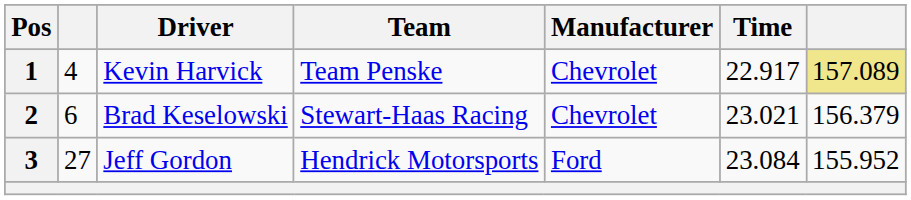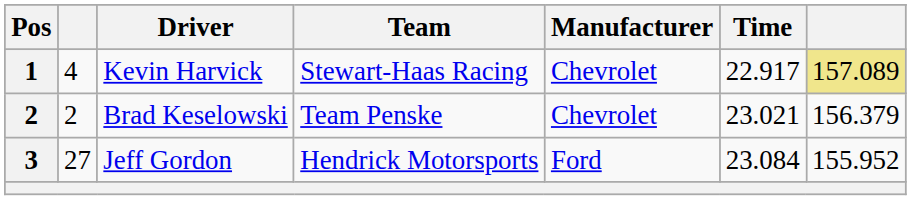(371, 71) Team Penske -> (414, 71) Stewart-Haas Racing
(71, 115) 6 -> (71, 115) 2
(414, 115) Stewart-Haas Racing -> (371, 115) Team Penske
